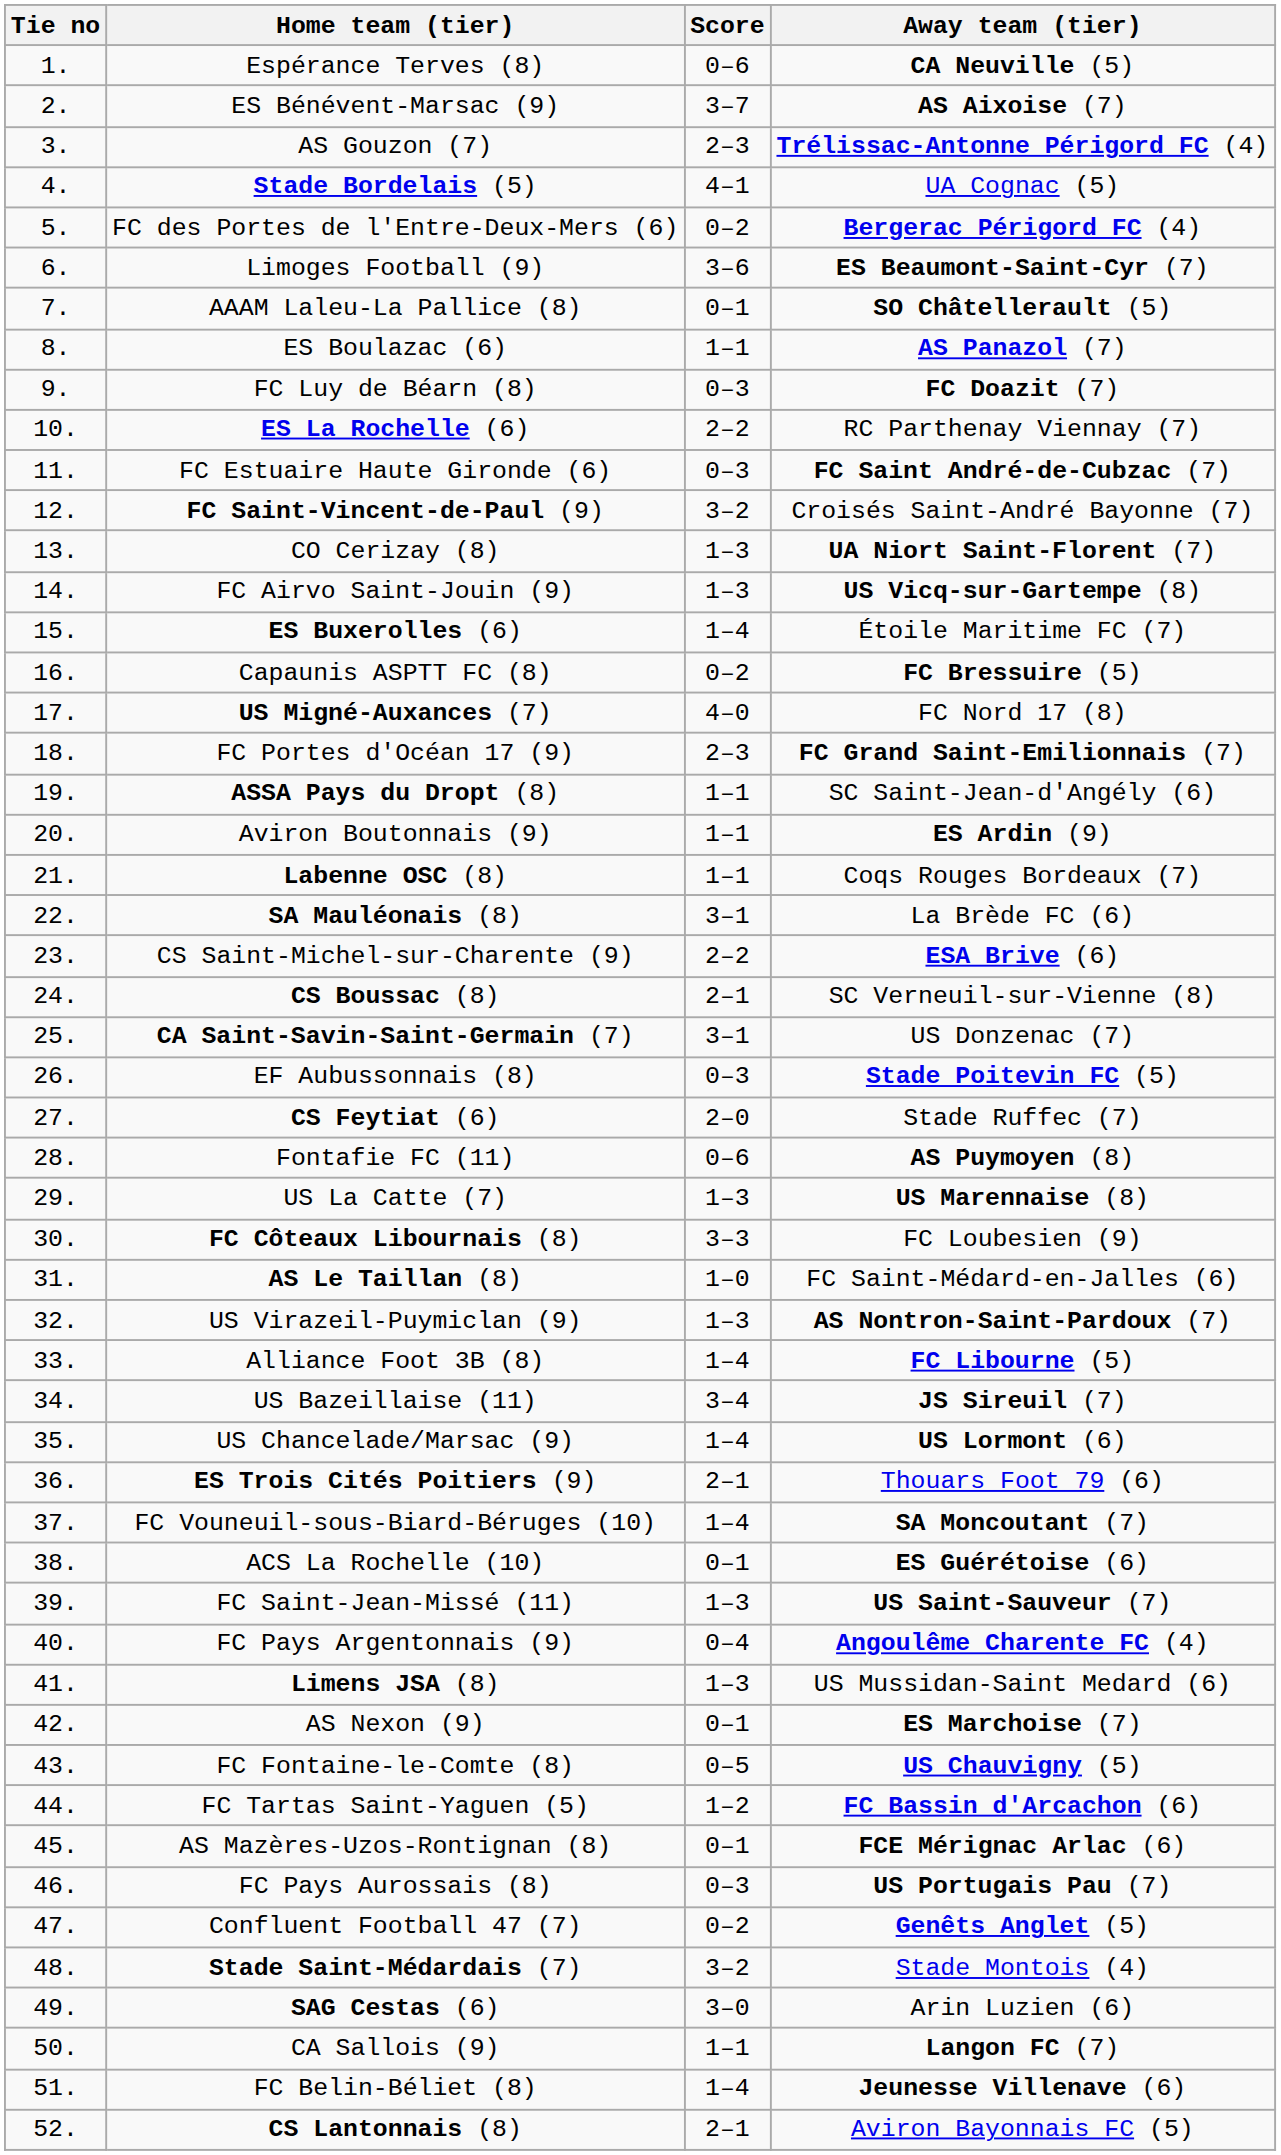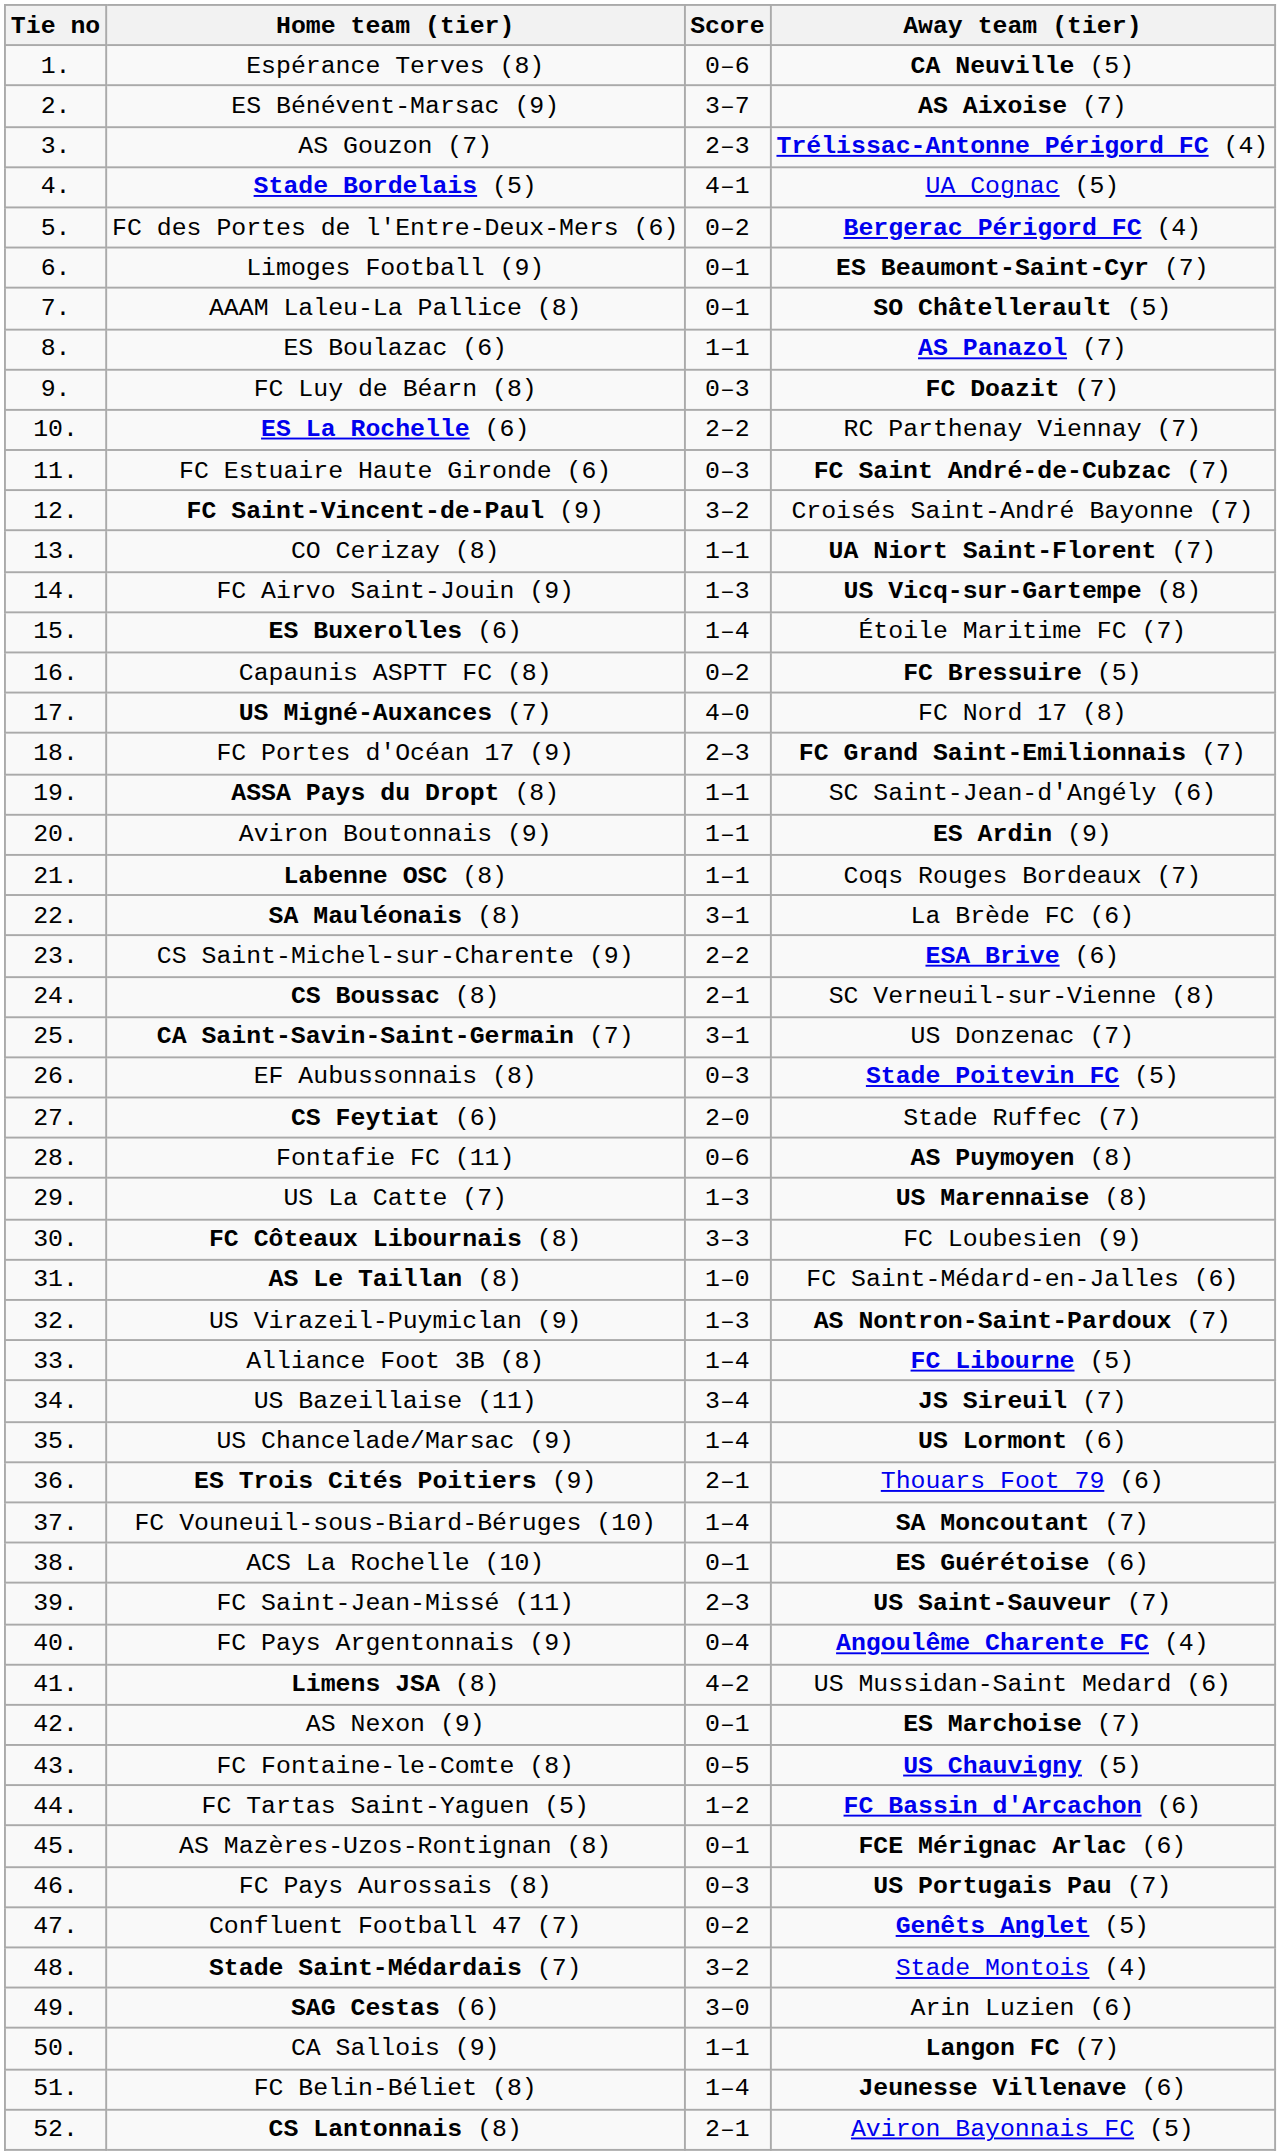(727, 268) 3–6 -> (727, 268) 0–1
(727, 551) 1–3 -> (727, 551) 1–1
(727, 1603) 1–3 -> (727, 1603) 2–3
(727, 1684) 1–3 -> (727, 1684) 4–2
